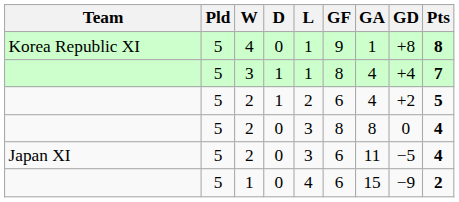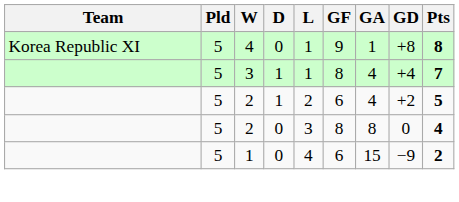- row: (39, 155)
